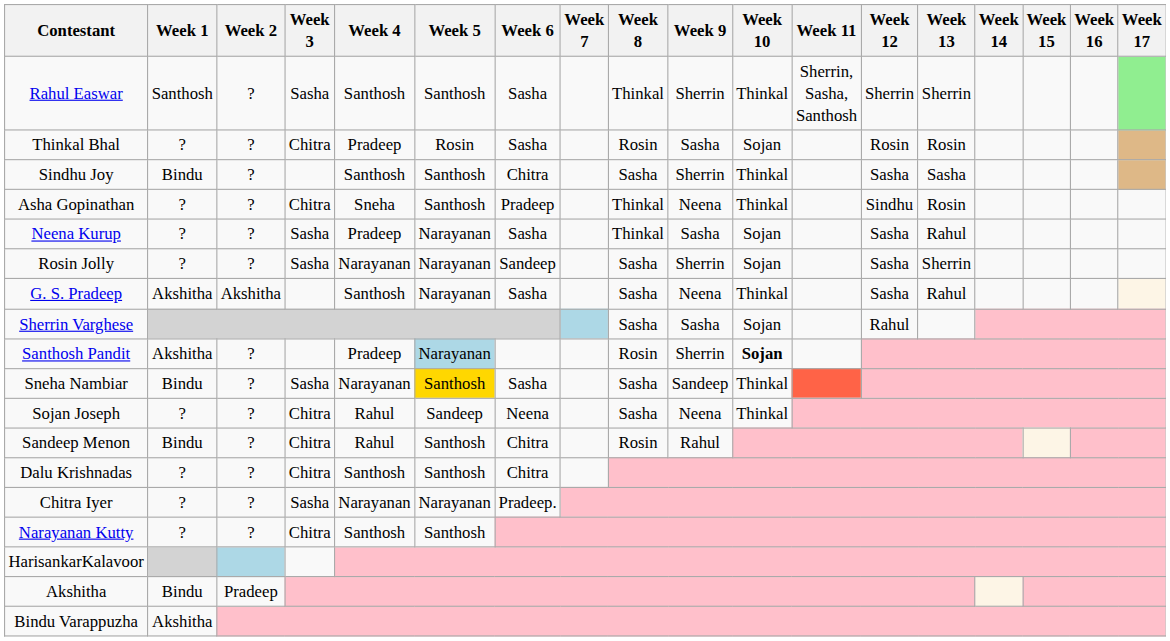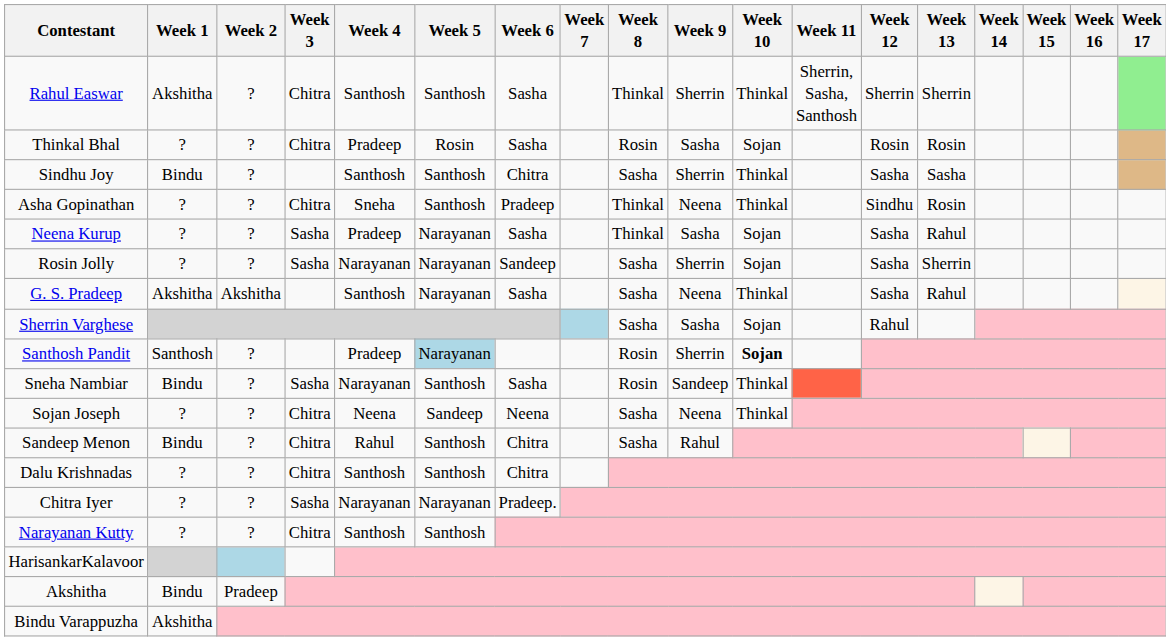(182, 93) Santhosh -> (182, 93) Akshitha
(310, 93) Sasha -> (310, 93) Chitra
(182, 353) Akshitha -> (182, 353) Santhosh
(455, 383) gold background -> (455, 383) no background
(638, 383) Sasha -> (638, 383) Rosin
(375, 413) Rahul -> (375, 413) Neena
(638, 442) Rosin -> (638, 442) Sasha
